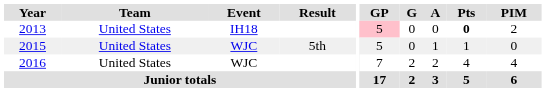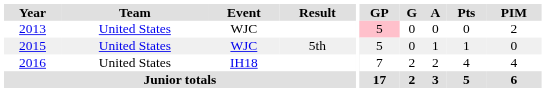(244, 29) IH18 -> (244, 29) WJC
(466, 29) bold -> (466, 29) normal
(244, 62) WJC -> (244, 62) IH18
